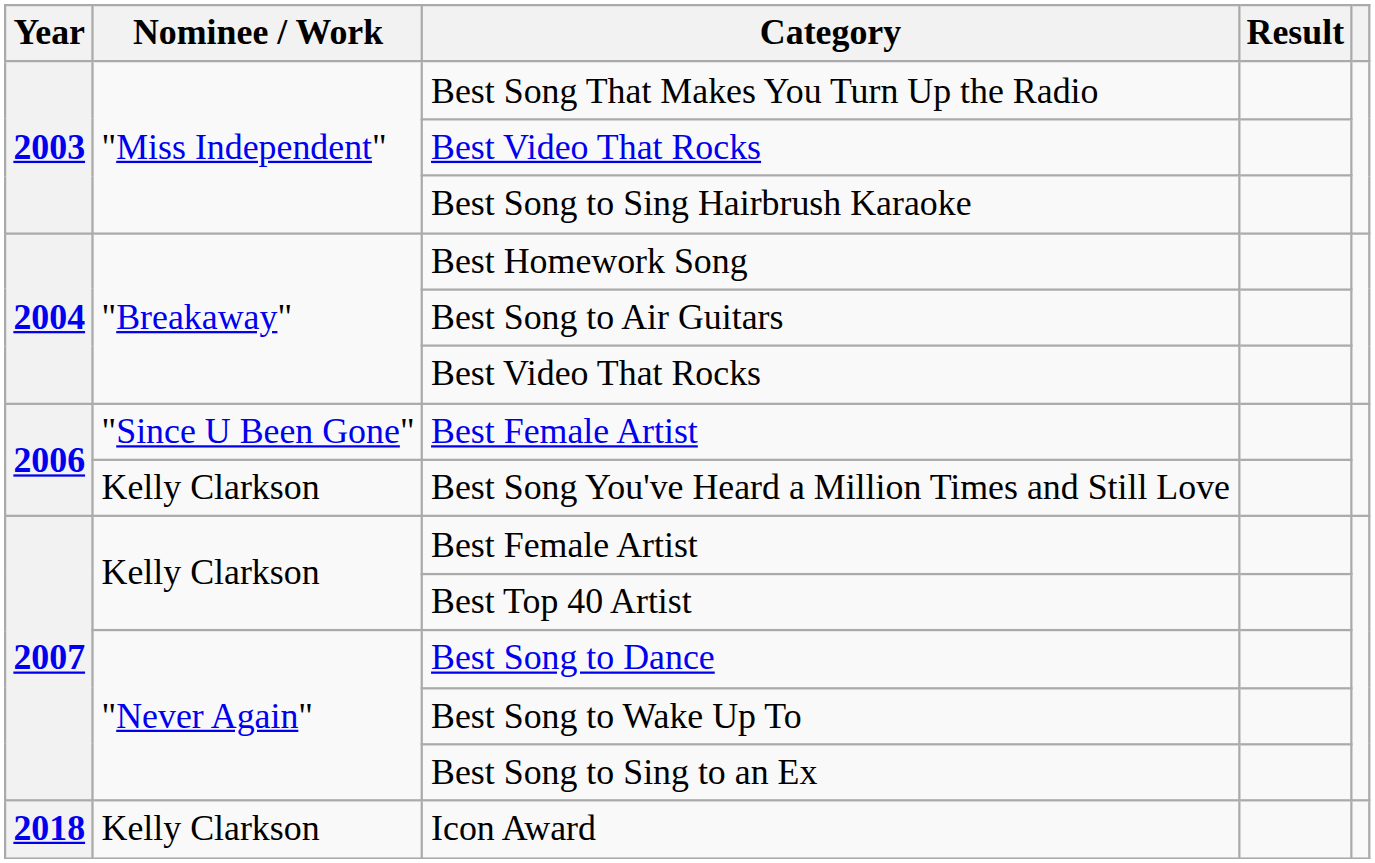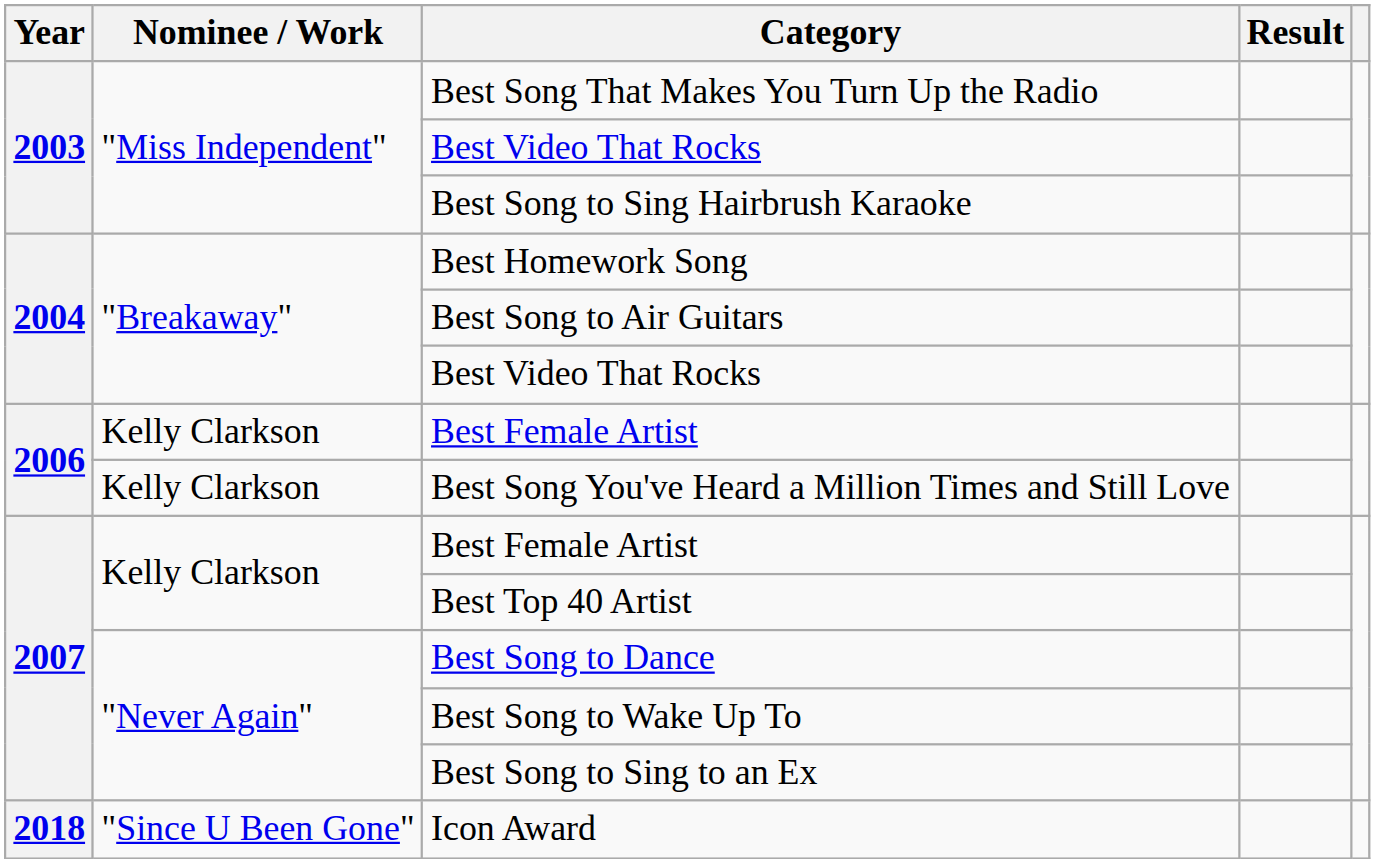(258, 430) "Since U Been Gone" -> (211, 430) Kelly Clarkson
(211, 828) Kelly Clarkson -> (258, 828) "Since U Been Gone"
